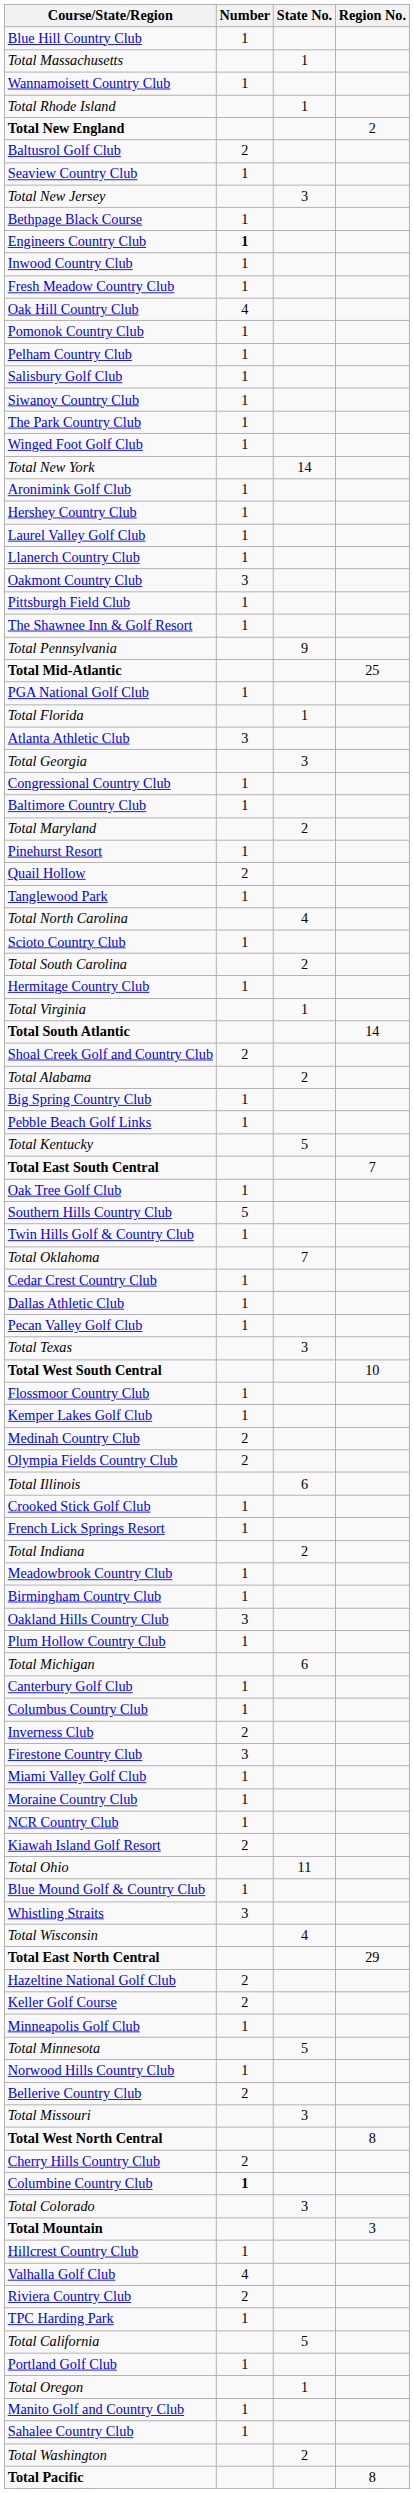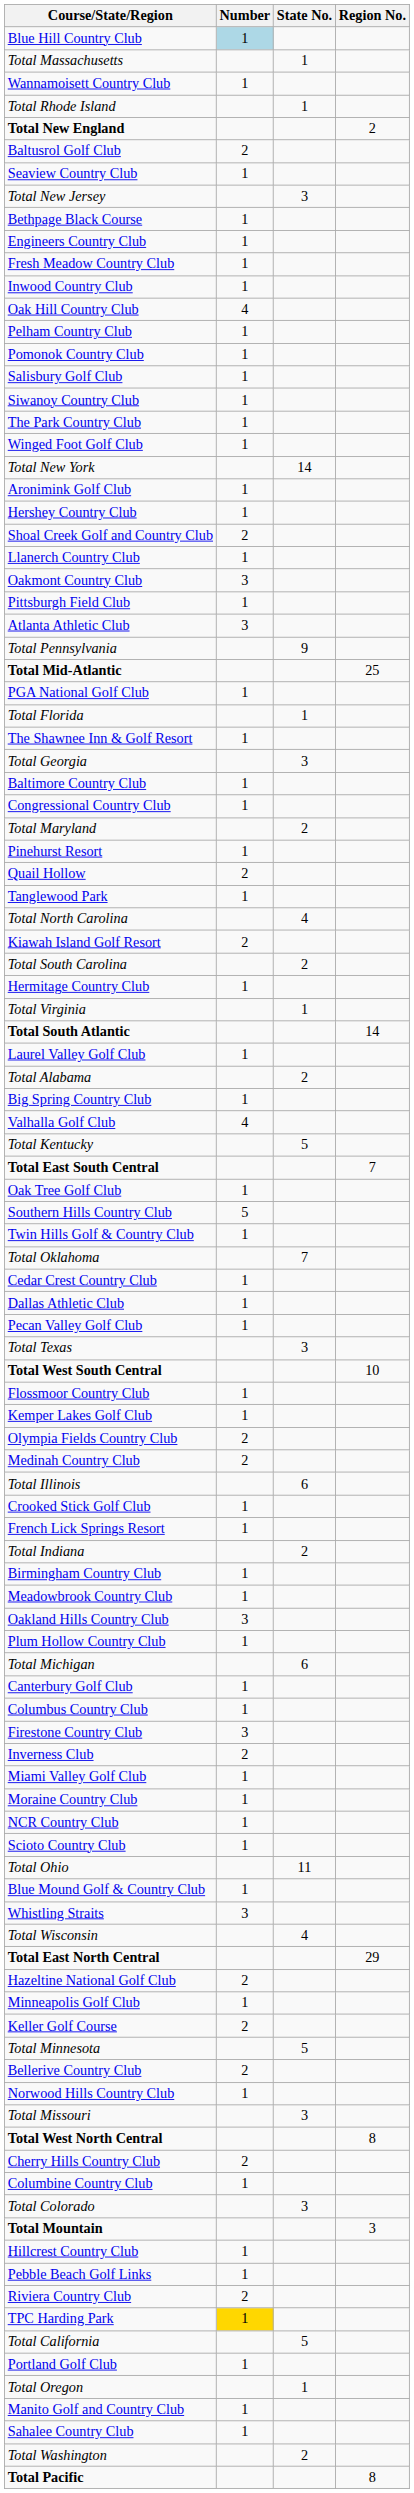(245, 38) no background -> (245, 38) lightblue background
(245, 241) bold -> (245, 241) normal
rows swapped: (91, 286) <-> (70, 264)
rows swapped: (70, 354) <-> (76, 331)
rows swapped: (77, 535) <-> (110, 1054)
rows swapped: (100, 625) <-> (69, 738)
rows swapped: (77, 806) <-> (89, 783)
rows swapped: (84, 1845) <-> (67, 941)
rows swapped: (62, 2274) <-> (80, 1122)
rows swapped: (74, 1438) <-> (93, 1461)
rows swapped: (84, 1596) <-> (90, 1574)
rows swapped: (75, 1754) <-> (51, 1732)
rows swapped: (62, 2003) <-> (74, 2025)
rows swapped: (75, 2093) <-> (91, 2070)
(245, 2183) bold -> (245, 2183) normal
(245, 2319) no background -> (245, 2319) gold background
